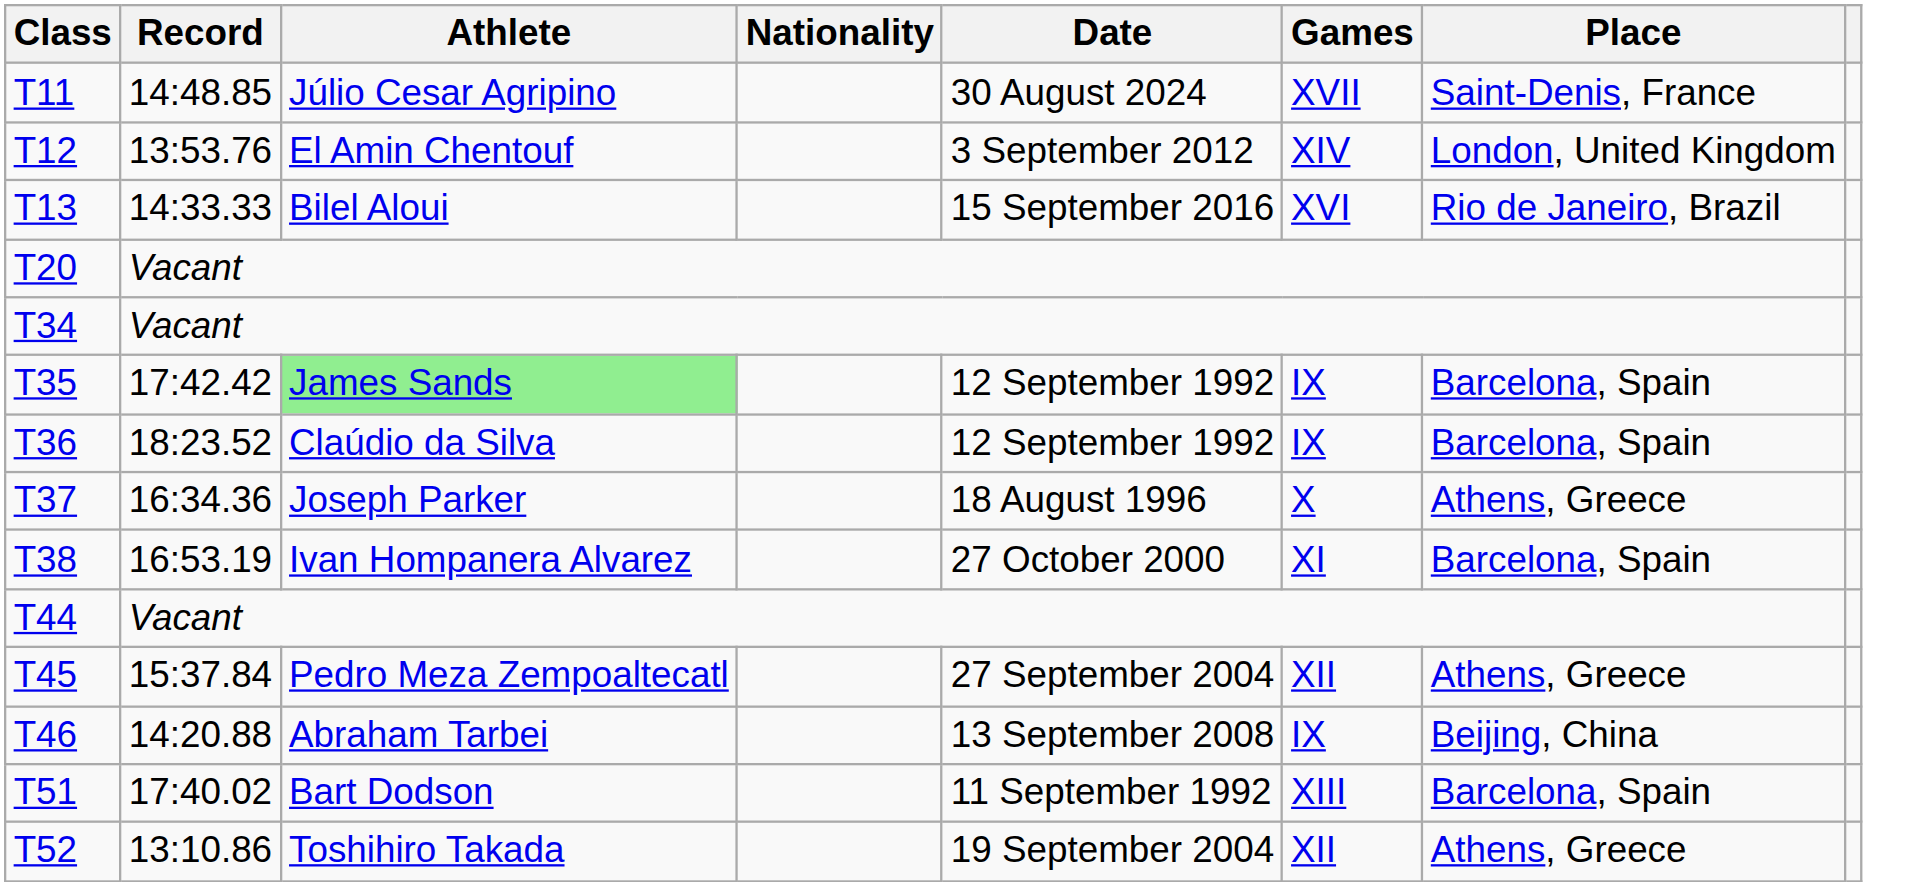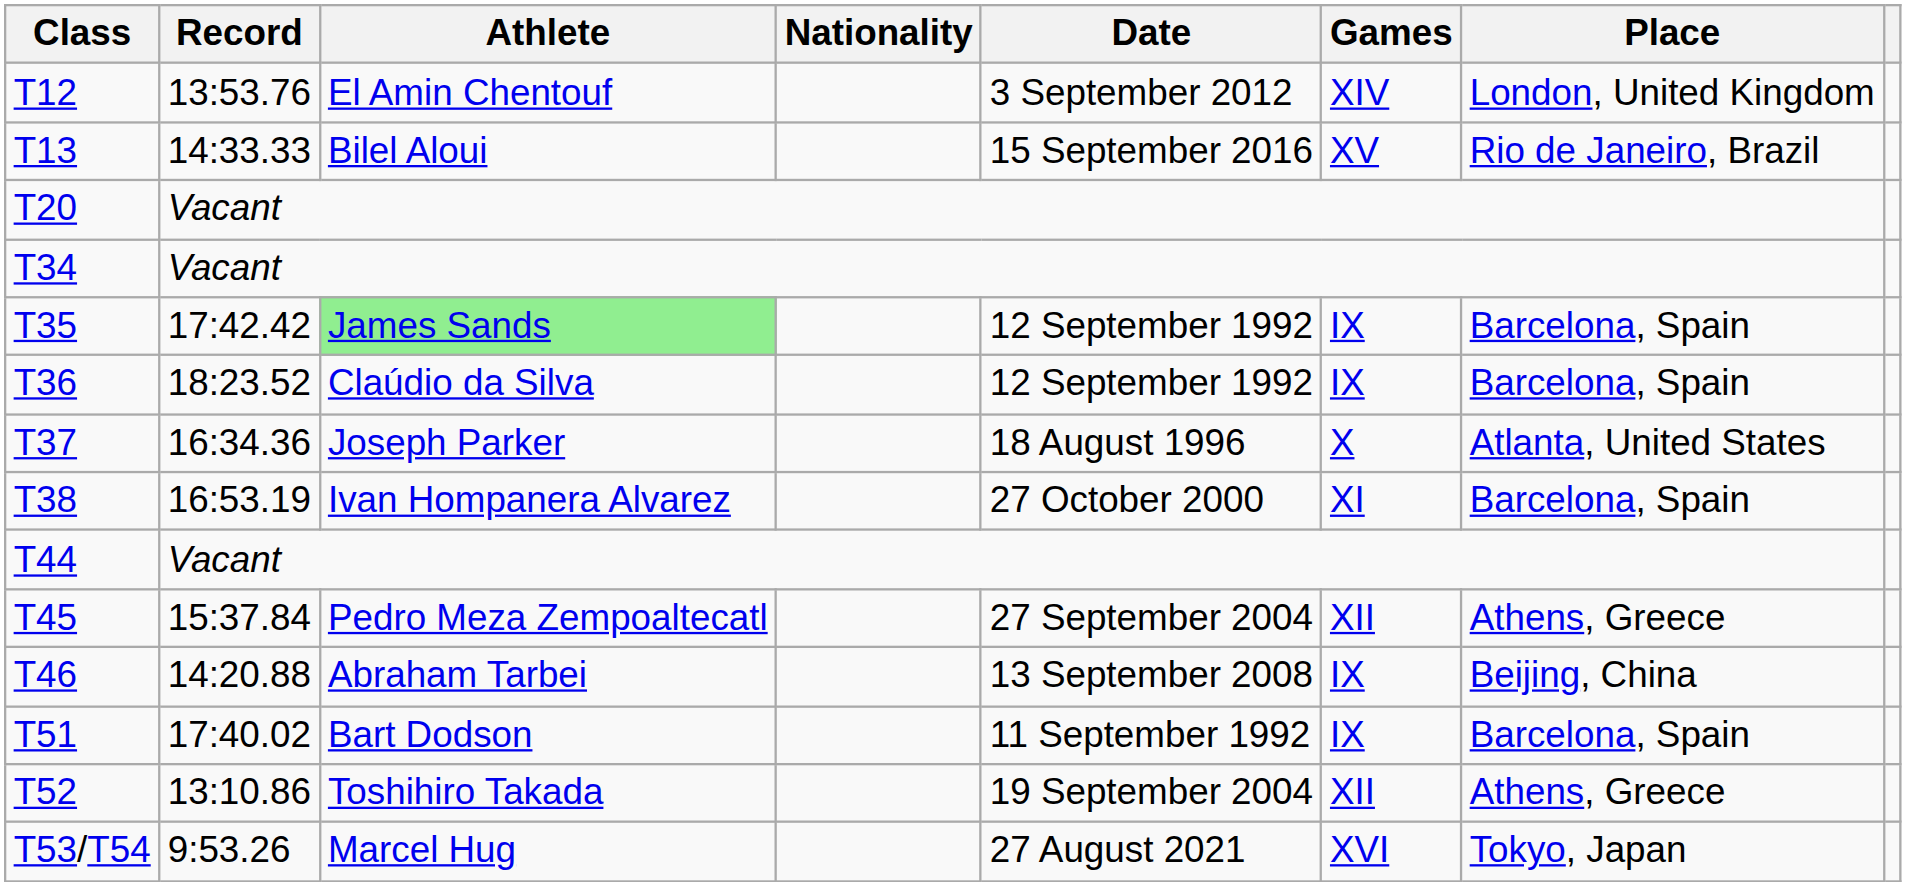- row: (44, 92)
(1321, 208) XVI -> (1354, 150) XV
(1559, 500) Athens, Greece -> (1648, 442) Atlanta, United States
(1319, 792) XIII -> (1347, 734) IX
+ row: (82, 850)
